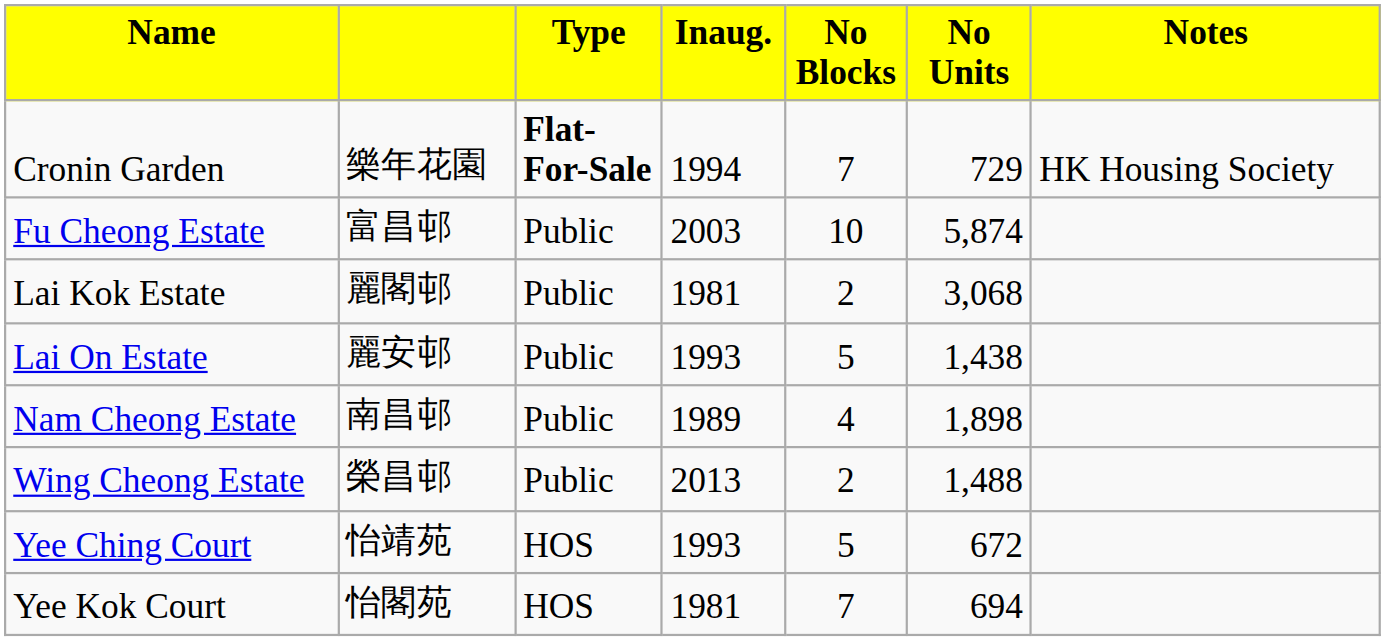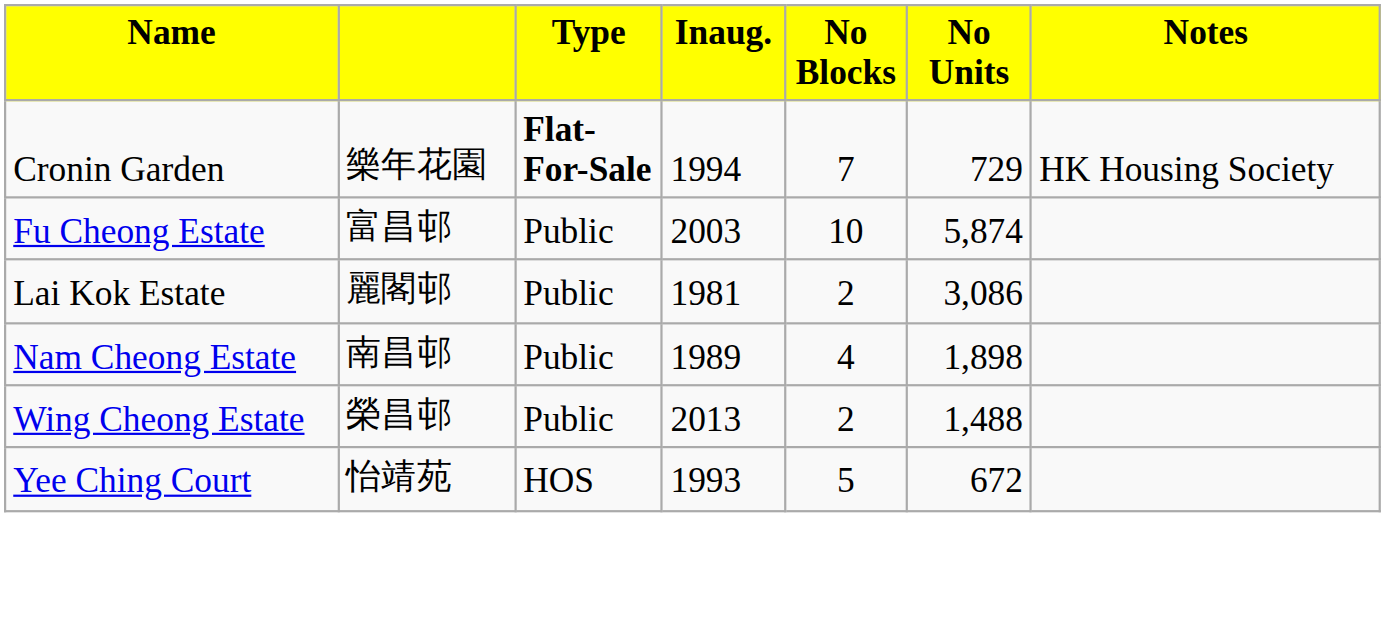(983, 293) 3,068 -> (983, 293) 3,086
- row: (110, 356)
- row: (120, 607)
